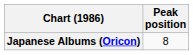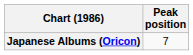(166, 41) 8 -> (166, 41) 7
